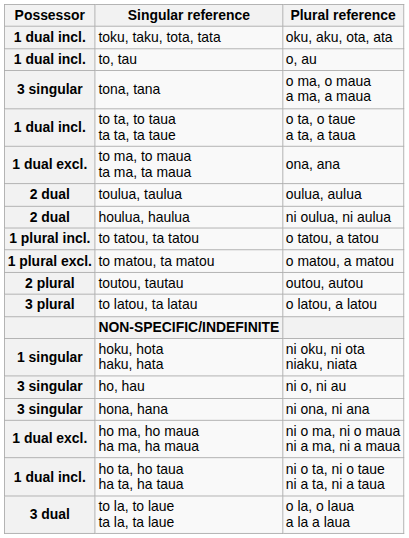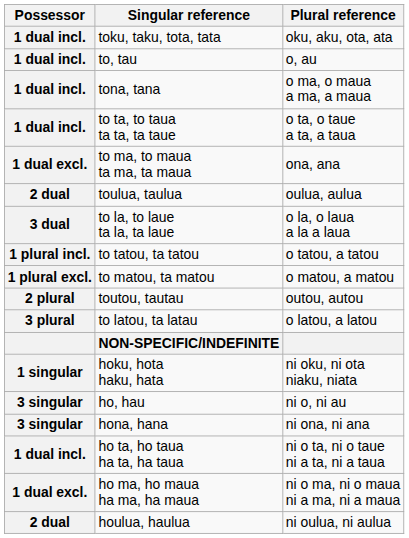(50, 89) 3 singular -> (50, 89) 1 dual incl.
rows swapped: (136, 514) <-> (144, 217)
rows swapped: (141, 476) <-> (149, 439)
